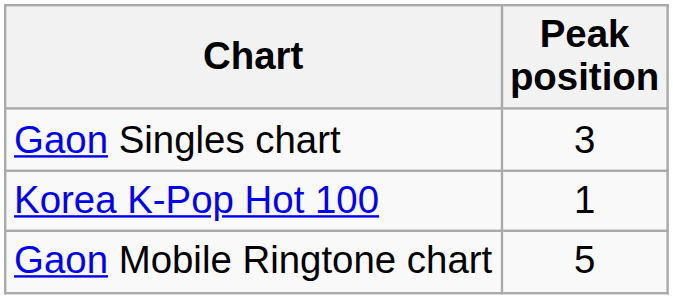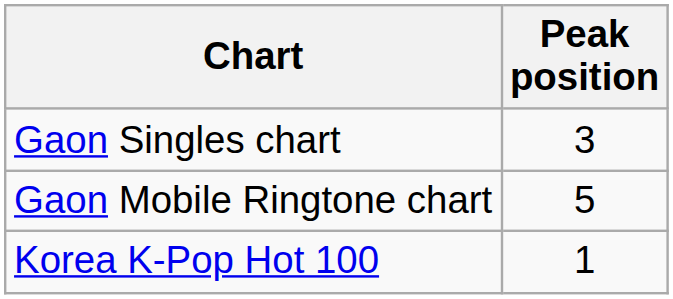rows swapped: (253, 260) <-> (197, 199)
